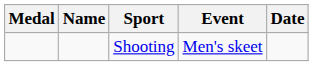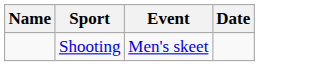- column: (32, 18)
